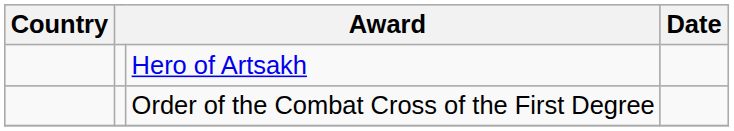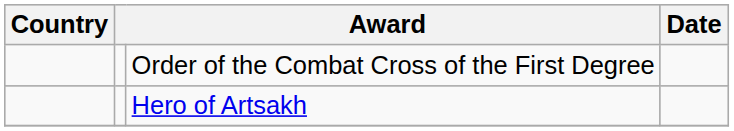rows swapped: (393, 105) <-> (219, 65)
